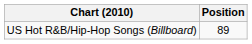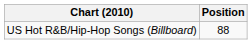(223, 30) 89 -> (223, 30) 88
